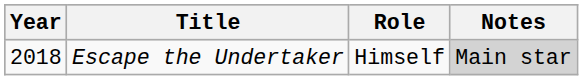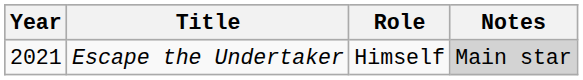(36, 58) 2018 -> (36, 58) 2021
